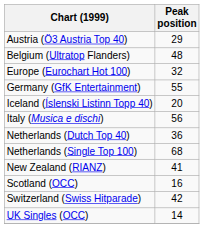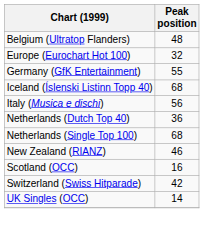- row: (67, 39)
(177, 103) 20 -> (177, 87) 68
(177, 167) 41 -> (177, 151) 46
